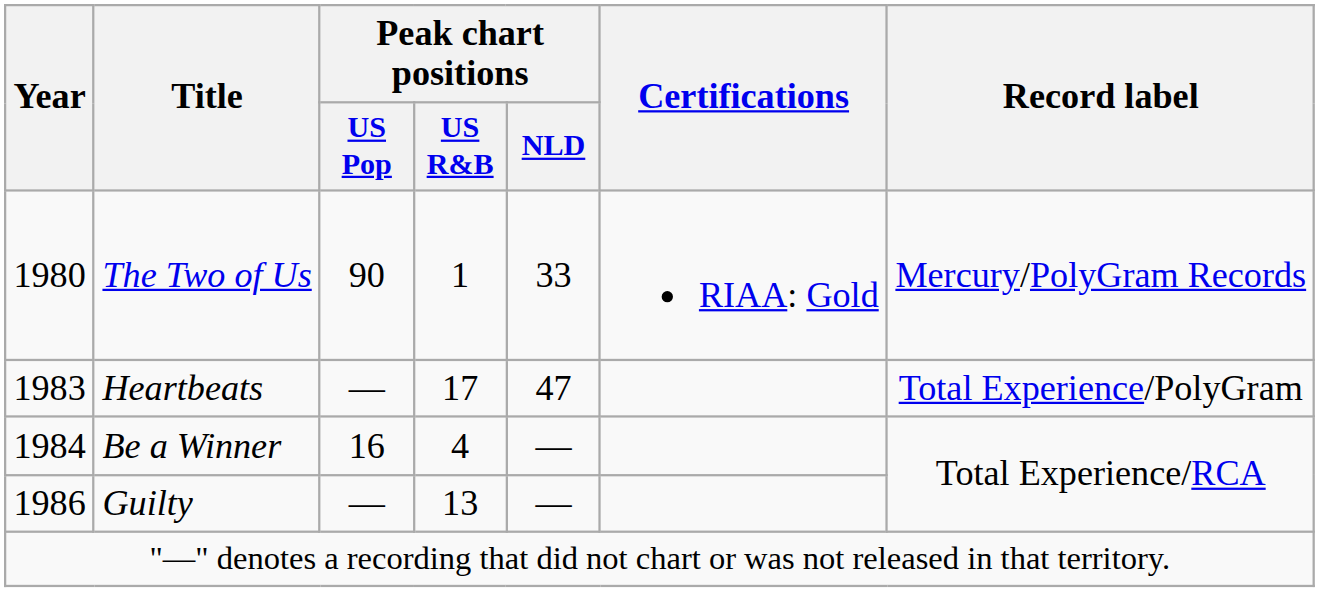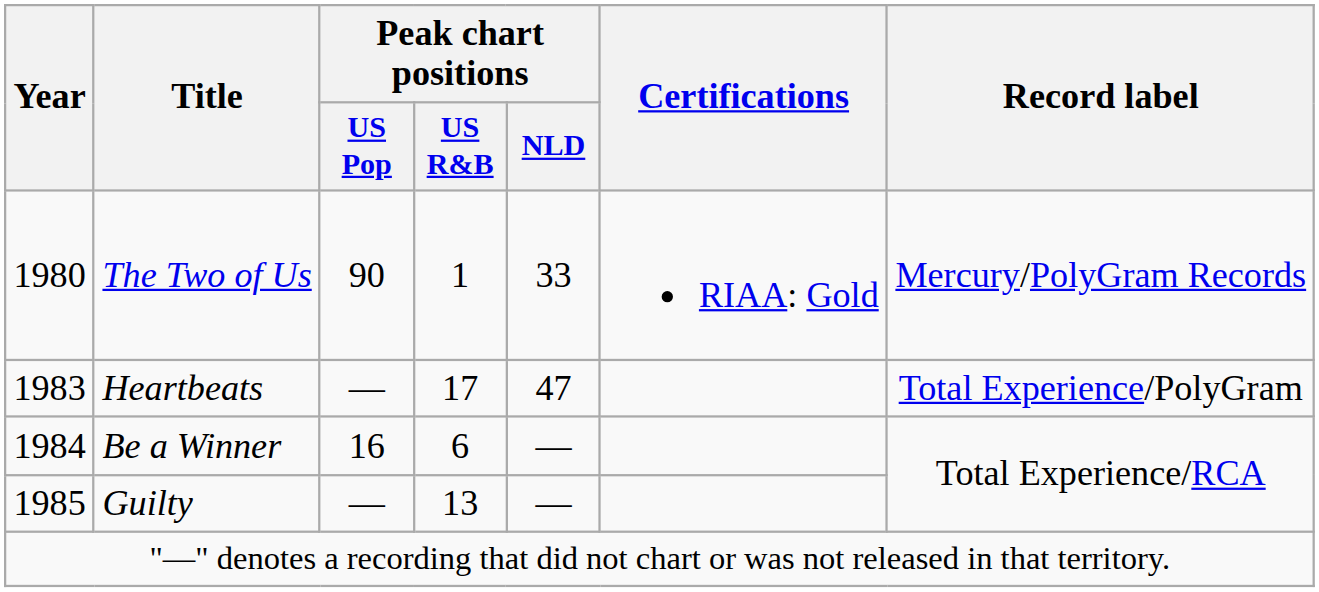(460, 445) 4 -> (460, 445) 6
(50, 502) 1986 -> (50, 502) 1985
